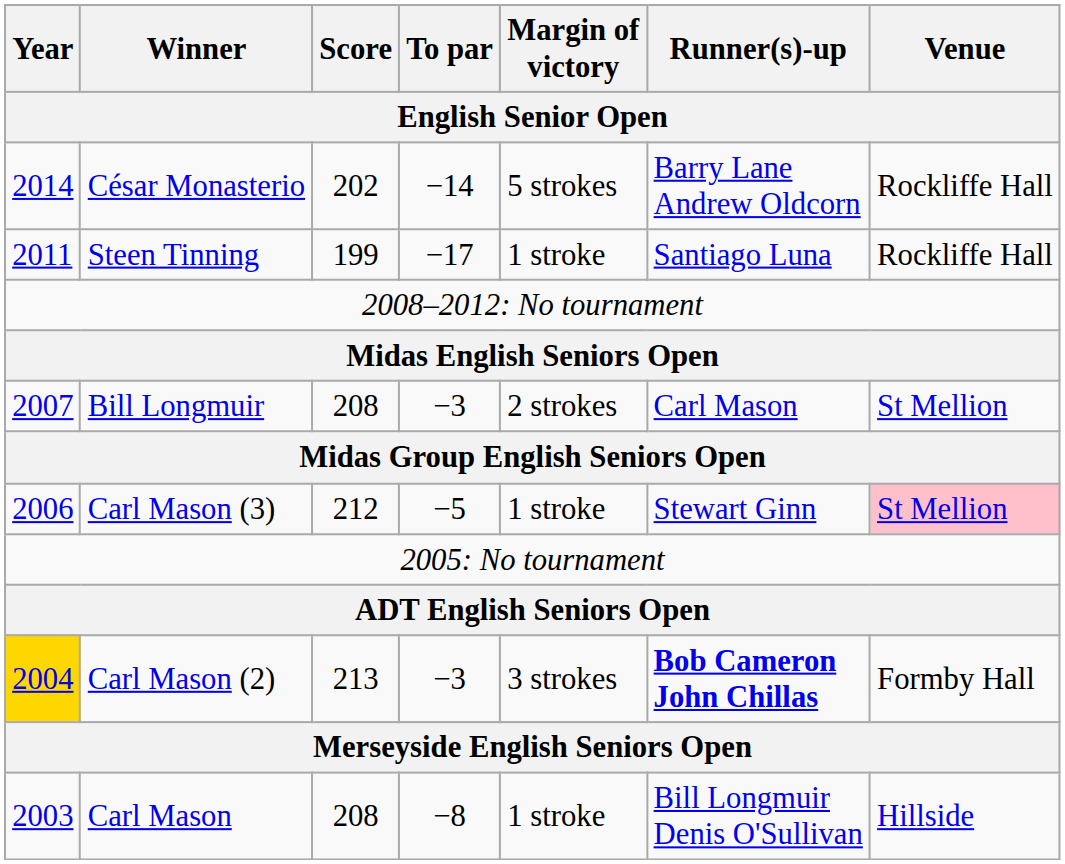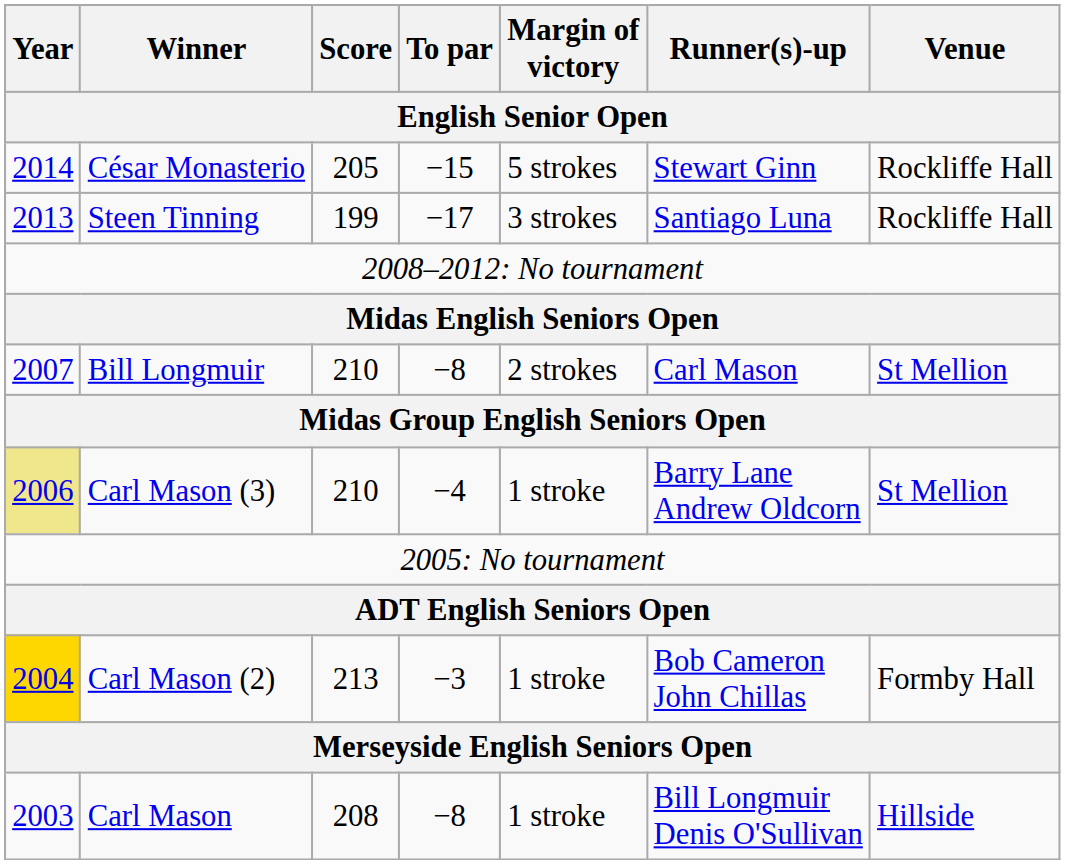(356, 185) 202 -> (356, 167) 205
(450, 185) −14 -> (450, 167) −15
(757, 185) Barry Lane Andrew Oldcorn -> (735, 167) Stewart Ginn
(42, 254) 2011 -> (43, 218) 2013
(556, 254) 1 stroke -> (562, 218) 3 strokes
(356, 406) 208 -> (356, 370) 210
(450, 406) −3 -> (450, 370) −8
(43, 507) no background -> (43, 489) khaki background
(356, 507) 212 -> (356, 489) 210
(450, 507) −5 -> (450, 489) −4
(735, 507) Stewart Ginn -> (757, 489) Barry Lane Andrew Oldcorn
(942, 507) pink background -> (942, 489) no background
(562, 677) 3 strokes -> (556, 677) 1 stroke
(745, 677) bold -> (739, 677) normal
